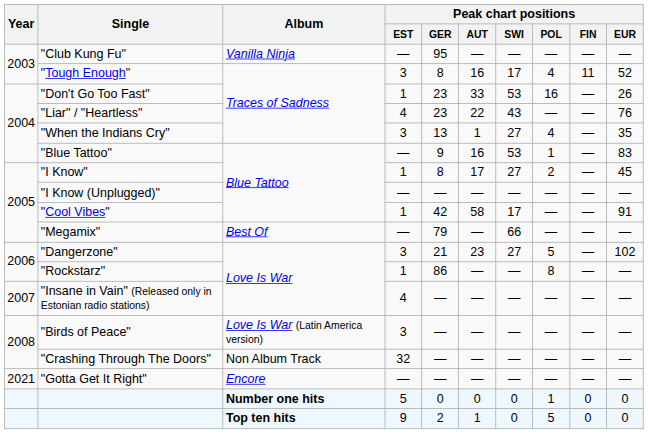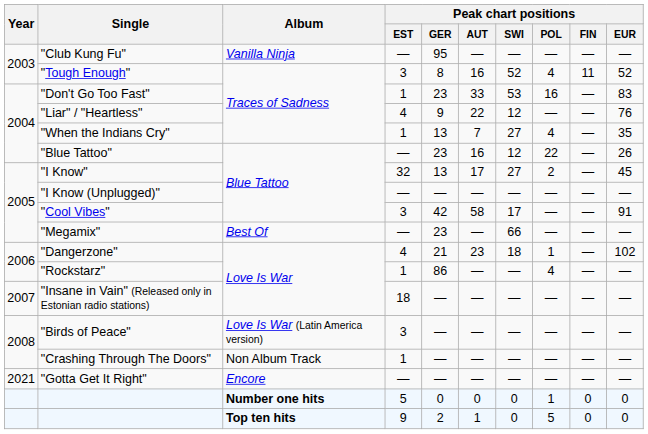(514, 73) 17 -> (514, 73) 52
(625, 93) 26 -> (625, 93) 83
(440, 113) 23 -> (440, 113) 9
(514, 113) 43 -> (514, 113) 12
(403, 133) 3 -> (403, 133) 1
(477, 133) 1 -> (477, 133) 7
(440, 152) 9 -> (440, 152) 23
(514, 152) 53 -> (514, 152) 12
(551, 152) 1 -> (551, 152) 22
(625, 152) 83 -> (625, 152) 26
(403, 172) 1 -> (403, 172) 32
(440, 172) 8 -> (440, 172) 13
(403, 212) 1 -> (403, 212) 3
(440, 232) 79 -> (440, 232) 23
(403, 251) 3 -> (403, 251) 4
(514, 251) 27 -> (514, 251) 18
(551, 251) 5 -> (551, 251) 1
(551, 271) 8 -> (551, 271) 4
(403, 298) 4 -> (403, 298) 18
(403, 359) 32 -> (403, 359) 1
